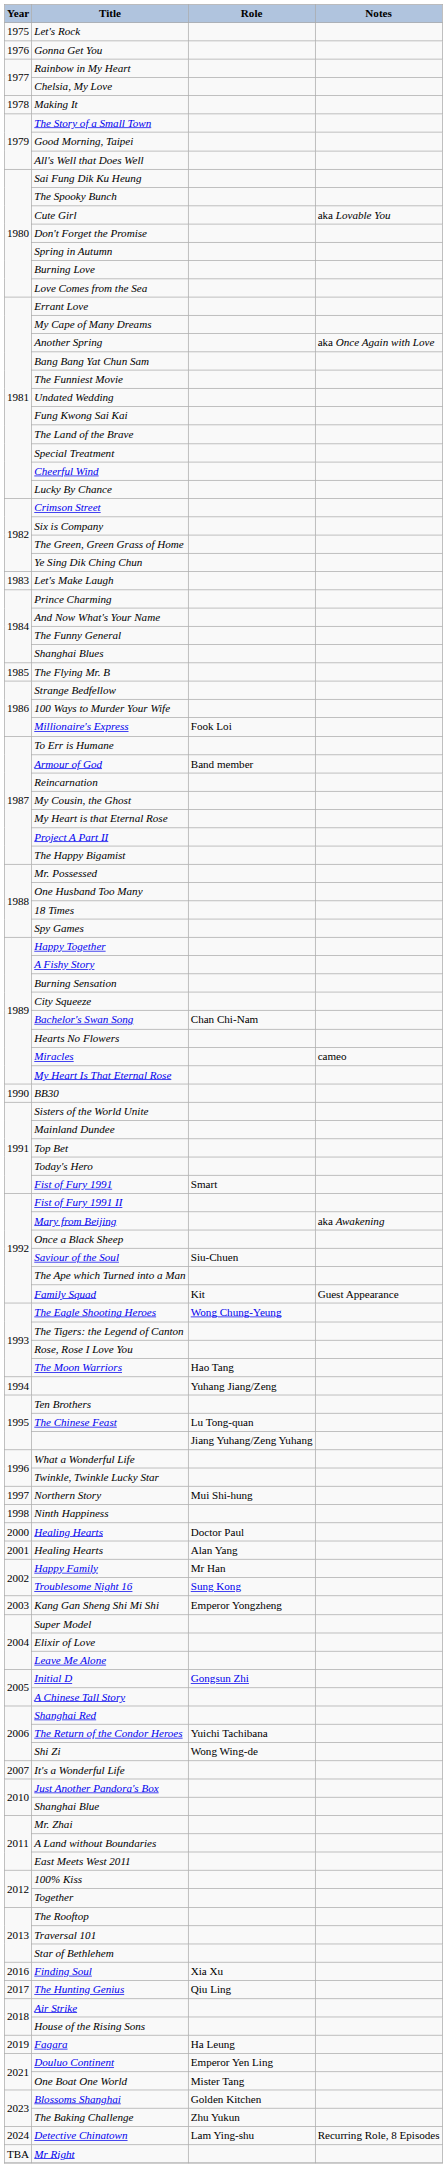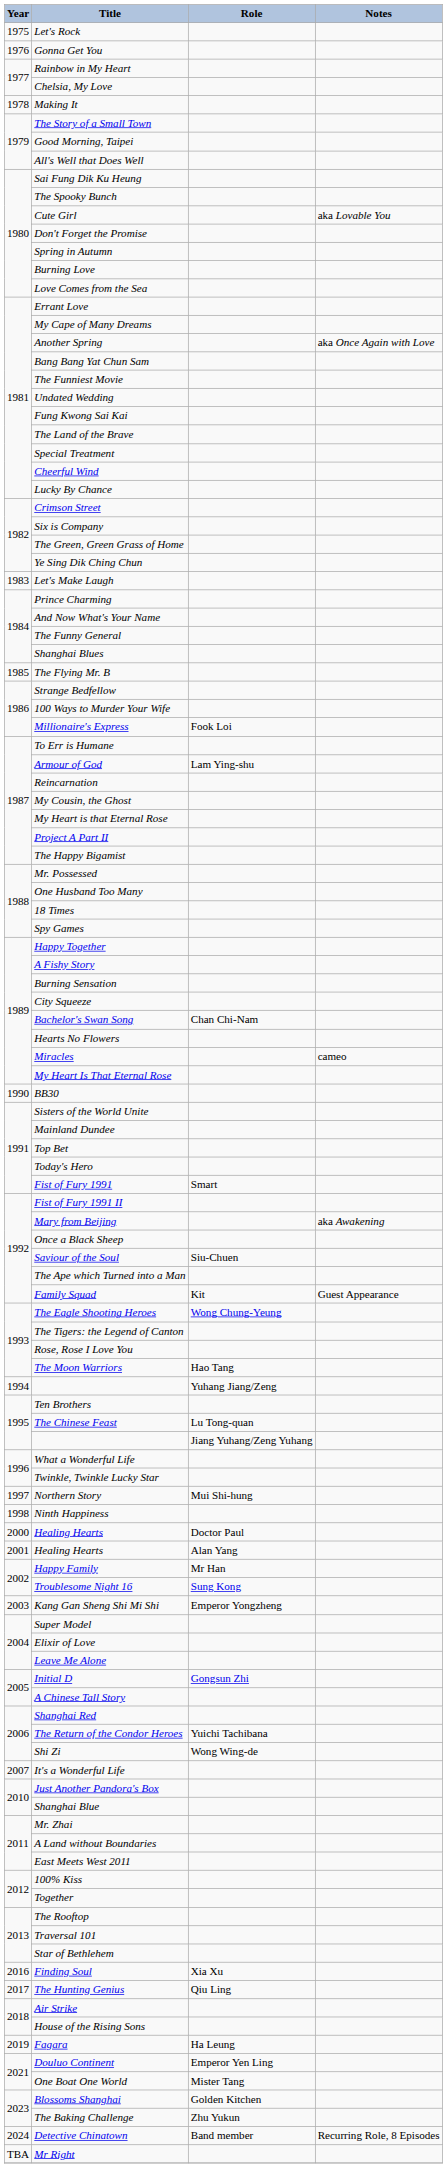(222, 763) Band member -> (222, 763) Lam Ying-shu
(222, 2136) Lam Ying-shu -> (222, 2136) Band member
